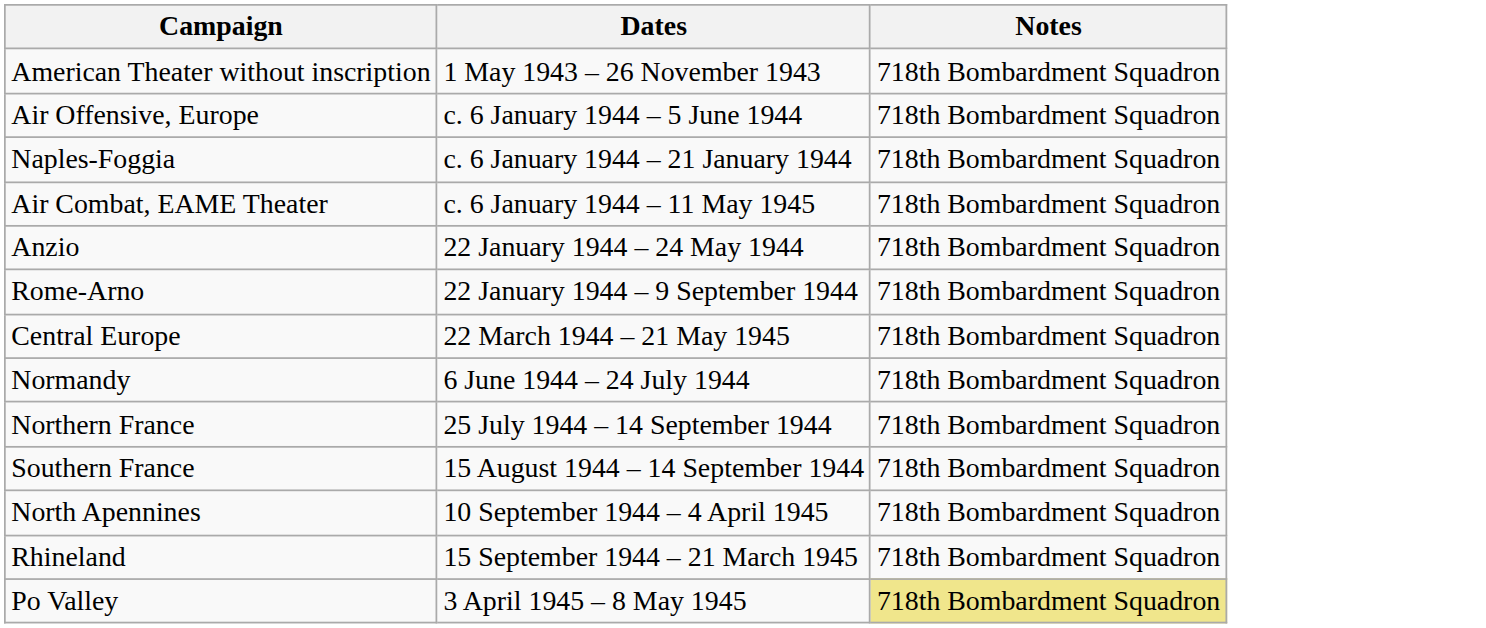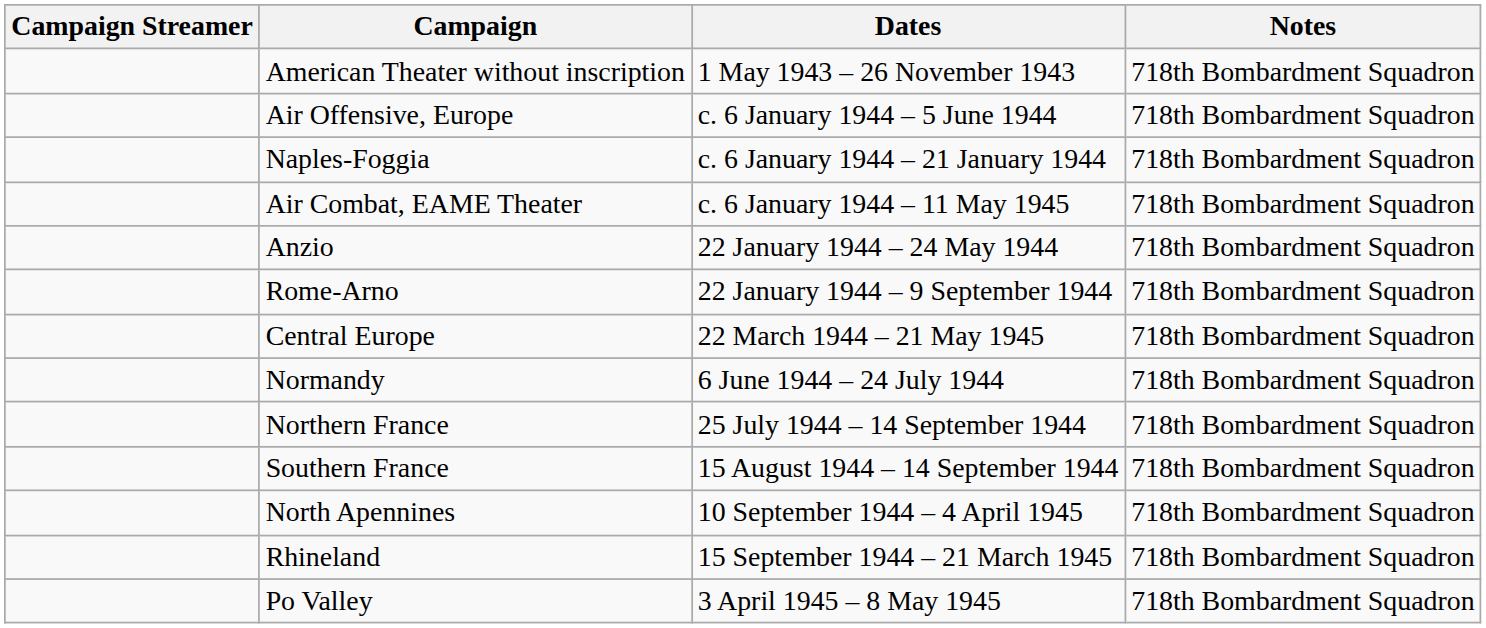+ column: (132, 26)
(1049, 600) khaki background -> (1303, 600) no background
